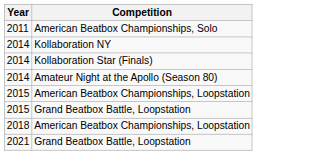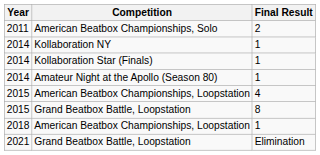+ column: (284, 12)
